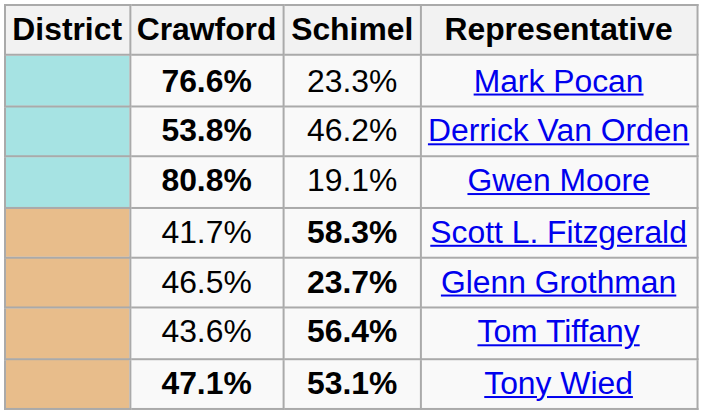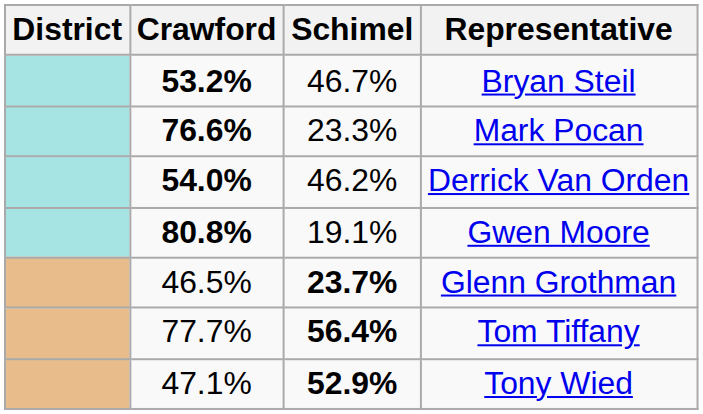+ row: (559, 80)
(207, 130) 53.8% -> (207, 181) 54.0%
- row: (559, 231)
(207, 332) 43.6% -> (207, 332) 77.7%
(207, 383) bold -> (207, 383) normal
(352, 383) 53.1% -> (352, 383) 52.9%
